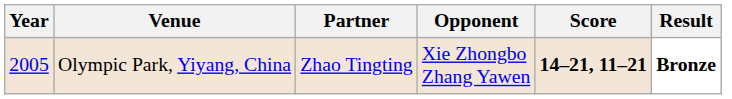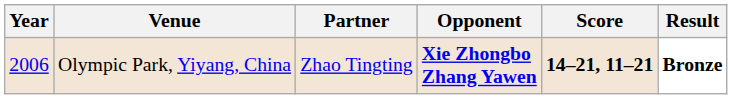(29, 65) 2005 -> (29, 65) 2006
(476, 65) normal -> (479, 65) bold
